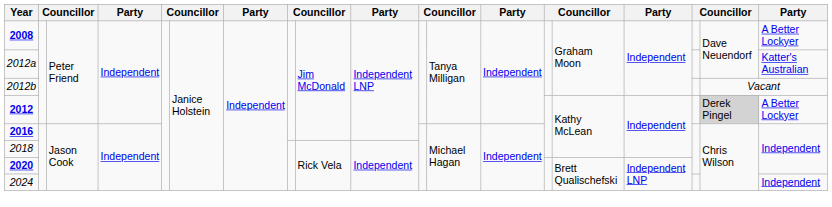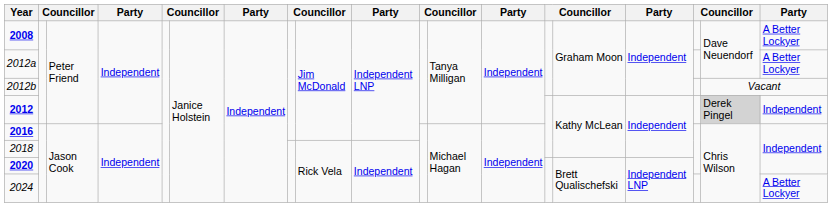(785, 64) Katter's Australian -> (781, 64) A Better Lockyer
(780, 109) A Better Lockyer -> (792, 109) Independent
(791, 182) Independent -> (781, 188) A Better Lockyer
